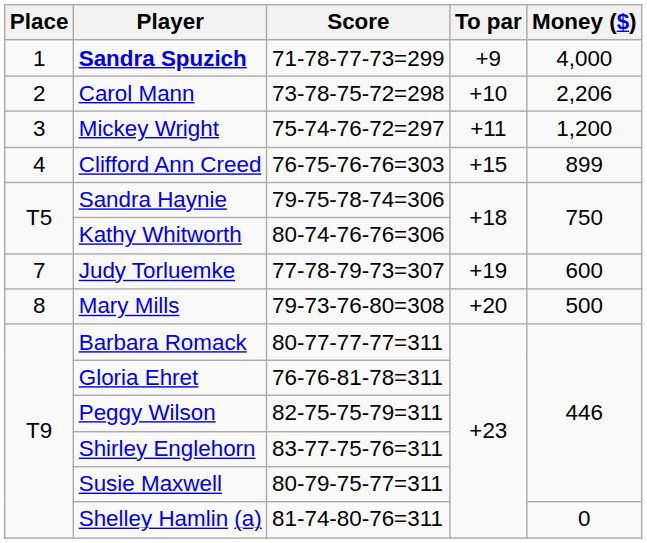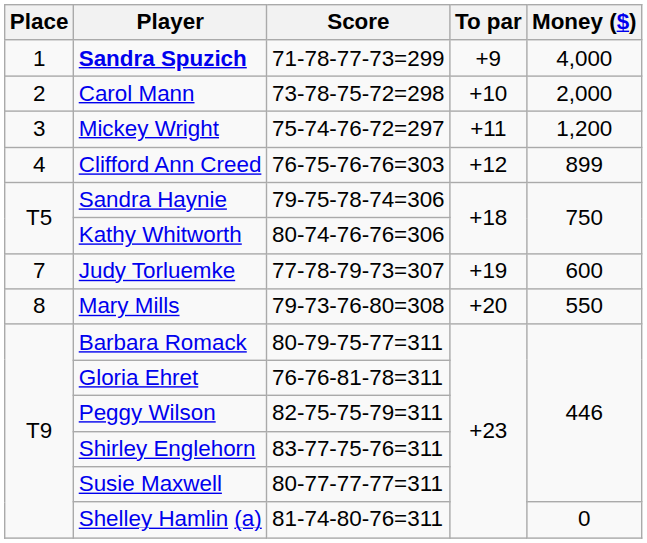(584, 93) 2,206 -> (584, 93) 2,000
(488, 164) +15 -> (488, 164) +12
(584, 306) 500 -> (584, 306) 550
(358, 341) 80-77-77-77=311 -> (358, 341) 80-79-75-77=311
(358, 484) 80-79-75-77=311 -> (358, 484) 80-77-77-77=311
